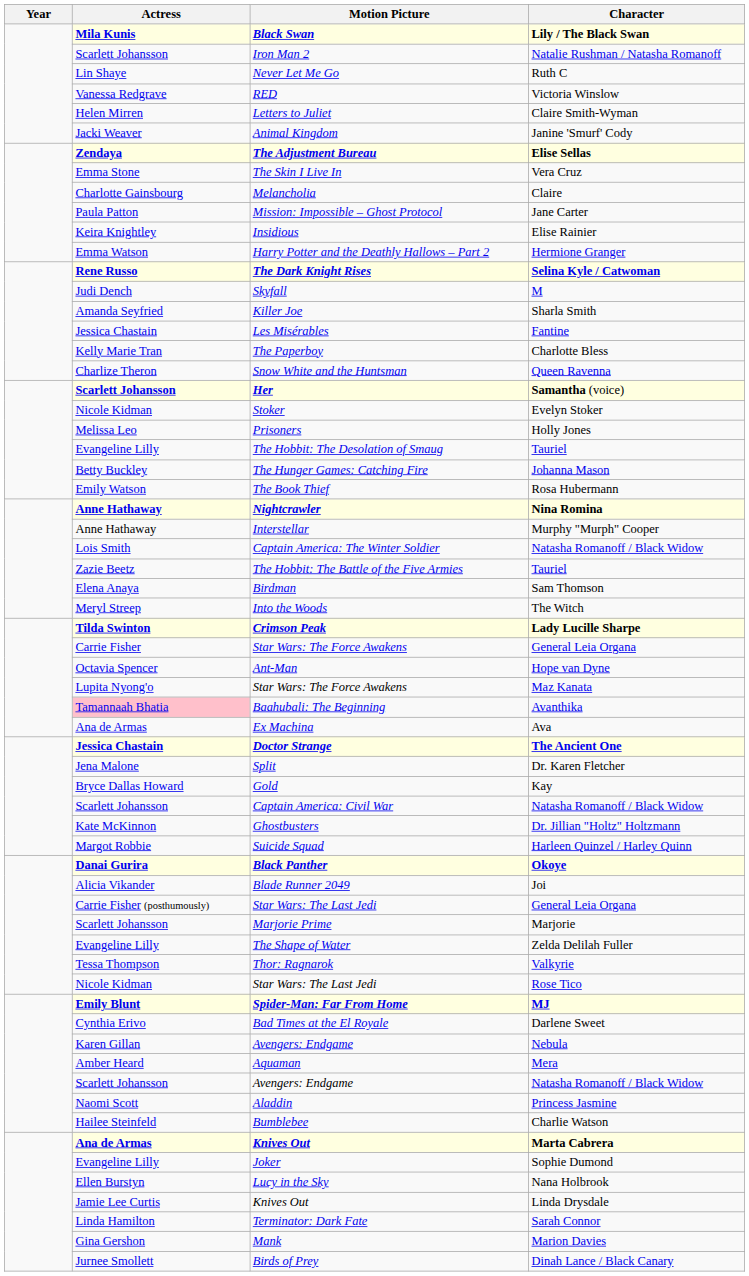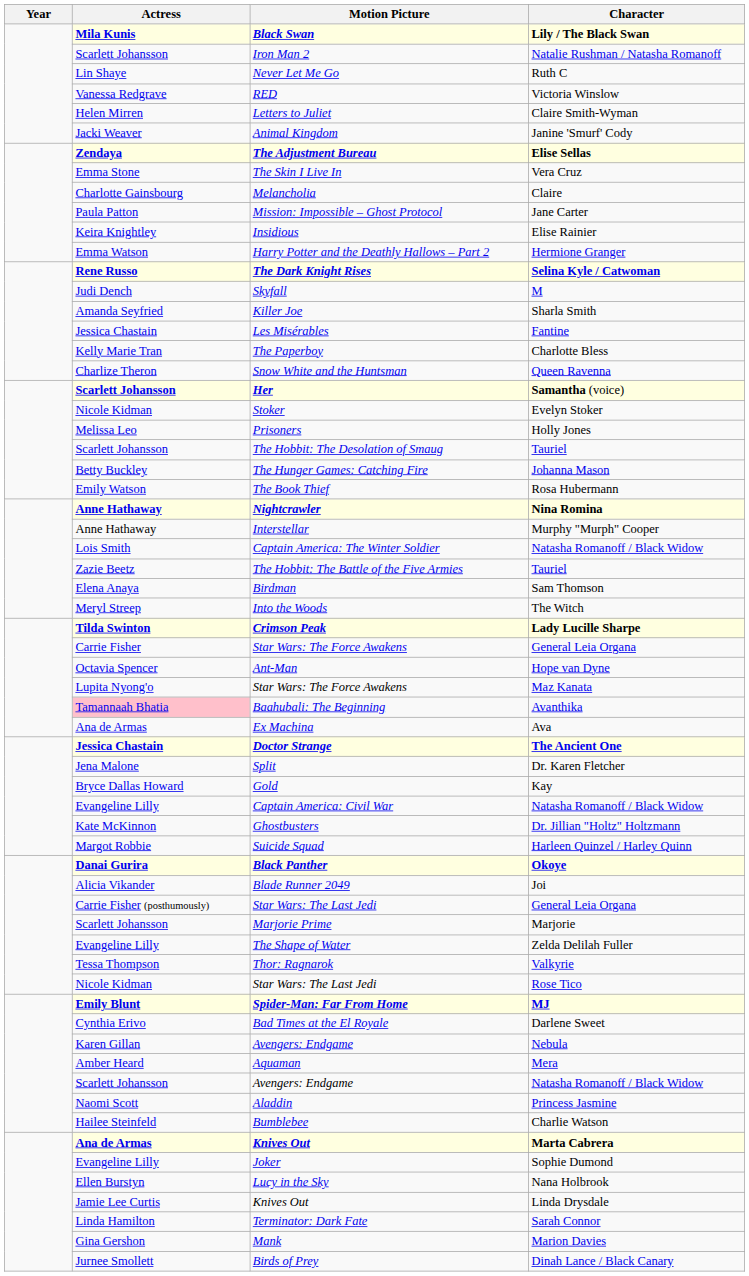(117, 449) Evangeline Lilly -> (122, 449) Scarlett Johansson
(122, 806) Scarlett Johansson -> (117, 806) Evangeline Lilly
